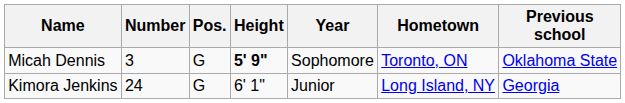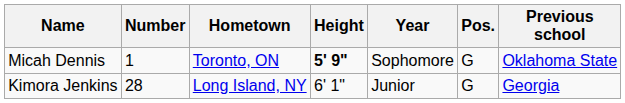columns swapped: (210, 26) <-> (438, 26)
(129, 60) 3 -> (129, 60) 1
(134, 85) 24 -> (134, 85) 28
